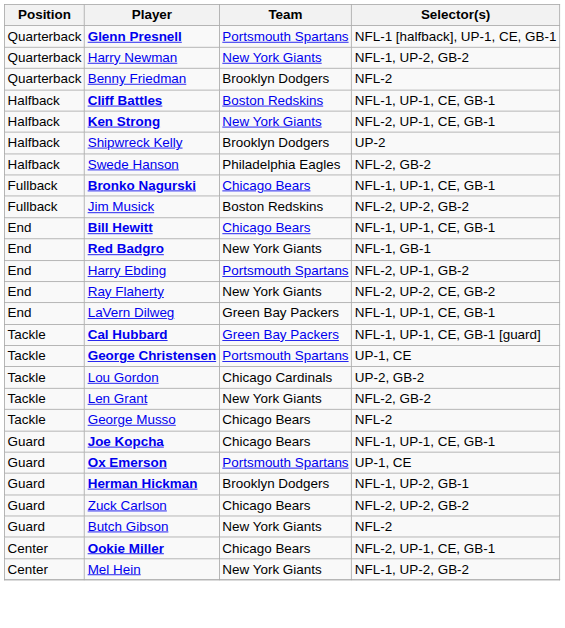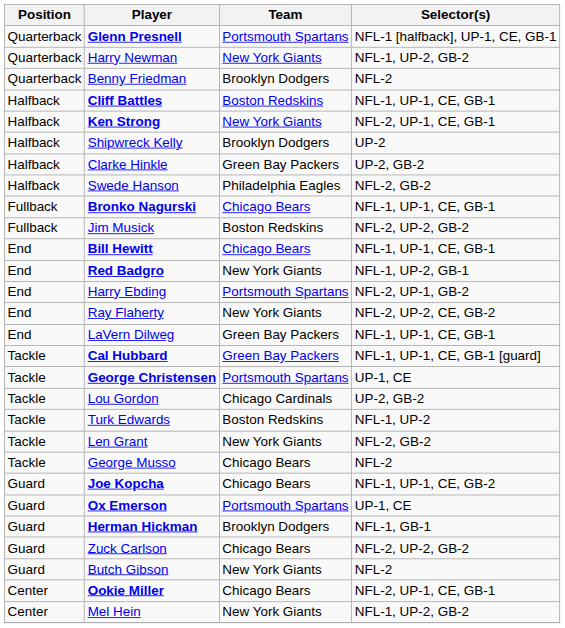+ row: (128, 164)
(393, 249) NFL-1, GB-1 -> (412, 270) NFL-1, UP-2, GB-1
+ row: (129, 420)
(425, 441) NFL-1, UP-1, CE, GB-1 -> (425, 484) NFL-1, UP-1, CE, GB-2
(412, 484) NFL-1, UP-2, GB-1 -> (393, 526) NFL-1, GB-1
